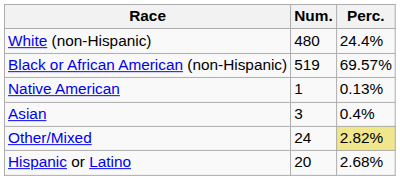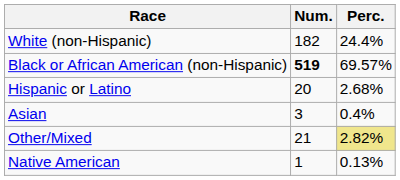(307, 41) 480 -> (307, 41) 182
(307, 65) normal -> (307, 65) bold
rows swapped: (64, 89) <-> (69, 162)
(303, 138) 24 -> (303, 138) 21
